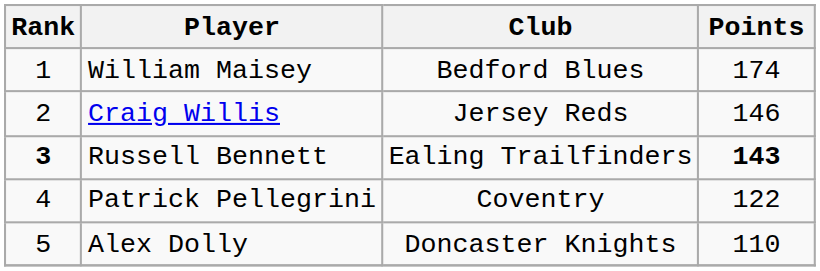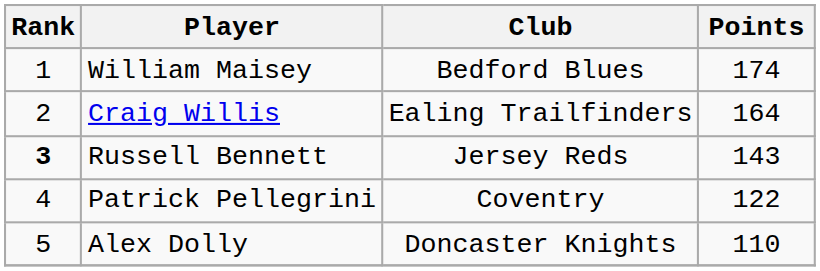(541, 114) Jersey Reds -> (541, 114) Ealing Trailfinders
(756, 114) 146 -> (756, 114) 164
(541, 157) Ealing Trailfinders -> (541, 157) Jersey Reds
(756, 157) bold -> (756, 157) normal
